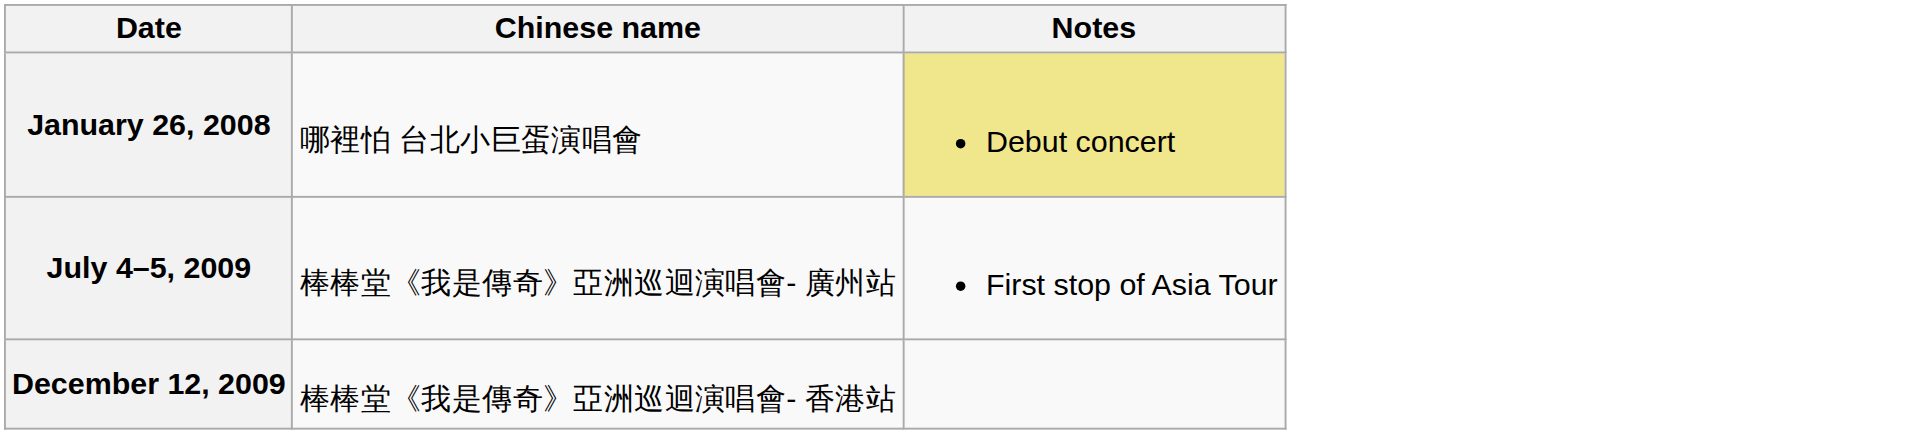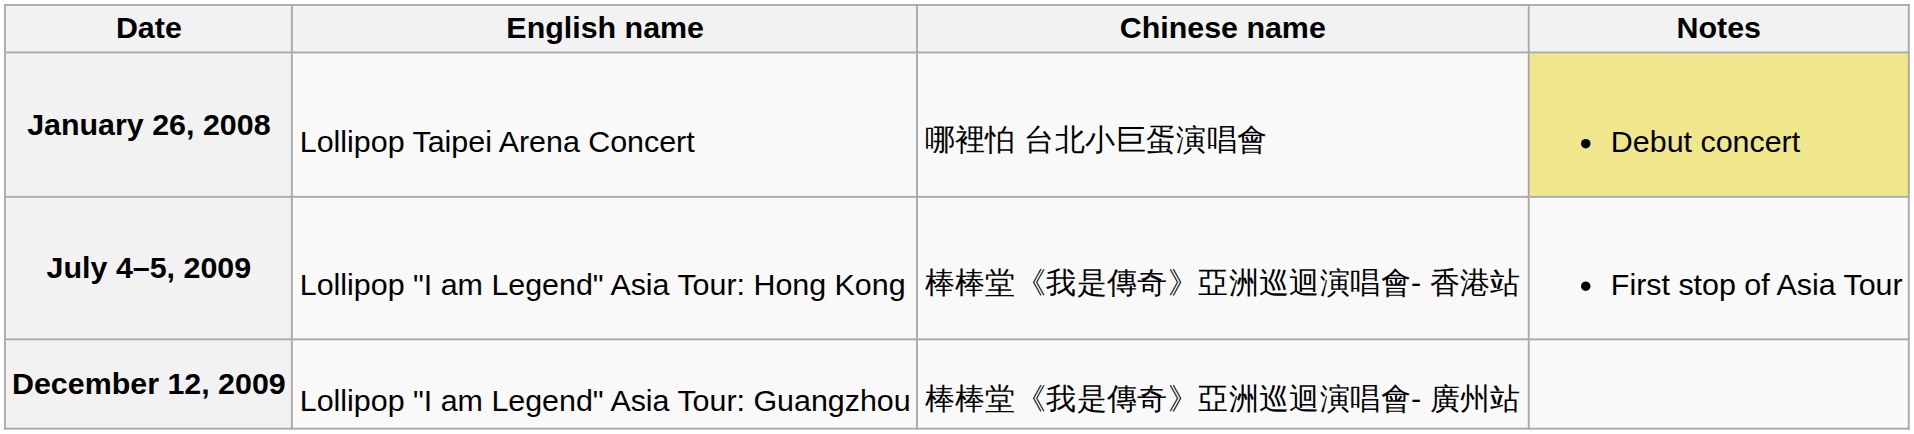+ column: (605, 28)
(598, 283) 棒棒堂《我是傳奇》亞洲巡迴演唱會- 廣州站 -> (1223, 283) 棒棒堂《我是傳奇》亞洲巡迴演唱會- 香港站
(598, 399) 棒棒堂《我是傳奇》亞洲巡迴演唱會- 香港站 -> (1223, 399) 棒棒堂《我是傳奇》亞洲巡迴演唱會- 廣州站
